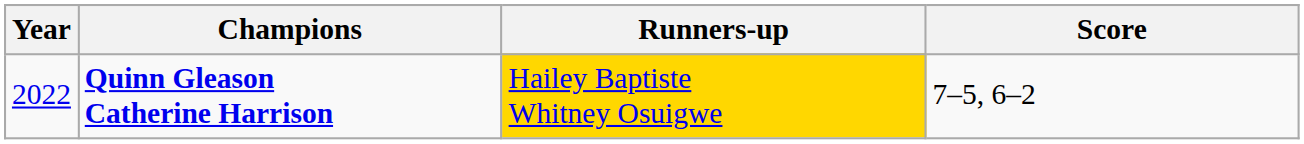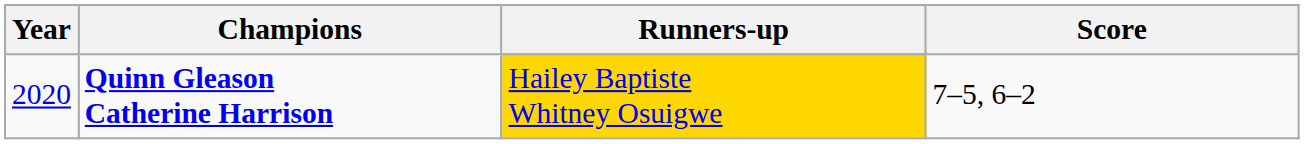(41, 95) 2022 -> (41, 95) 2020
